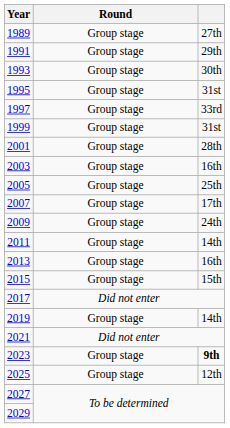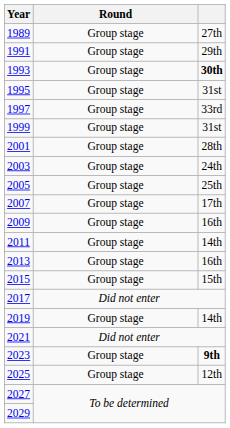(211, 71) normal -> (212, 71) bold
(211, 166) 16th -> (212, 166) 24th
(211, 223) 24th -> (212, 223) 16th
